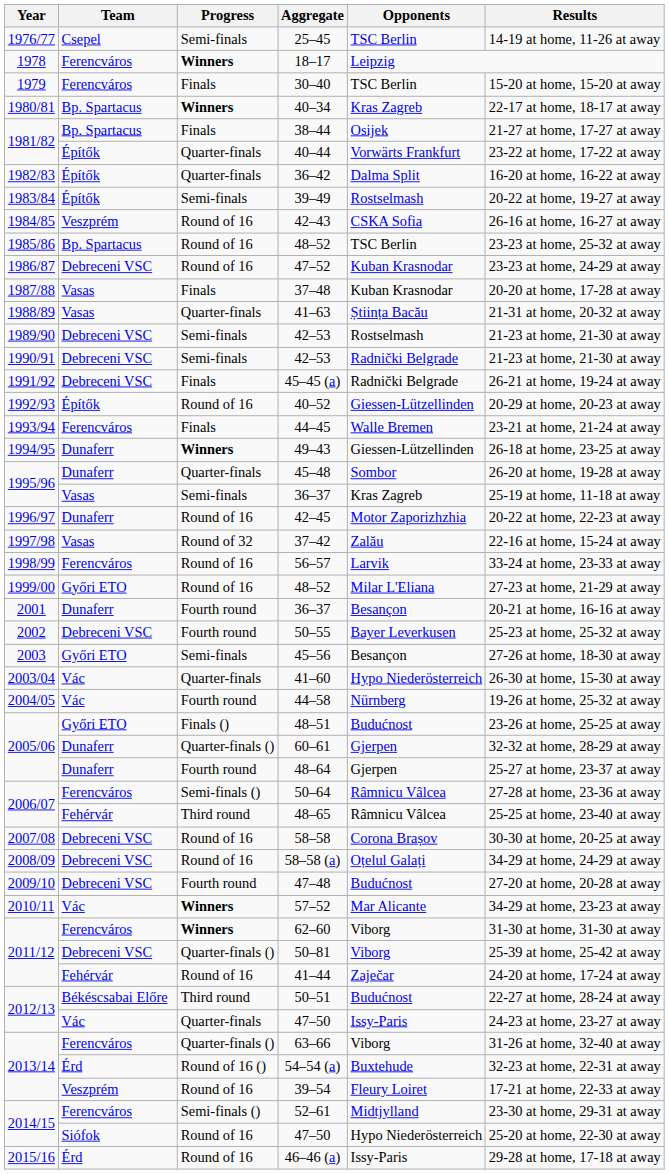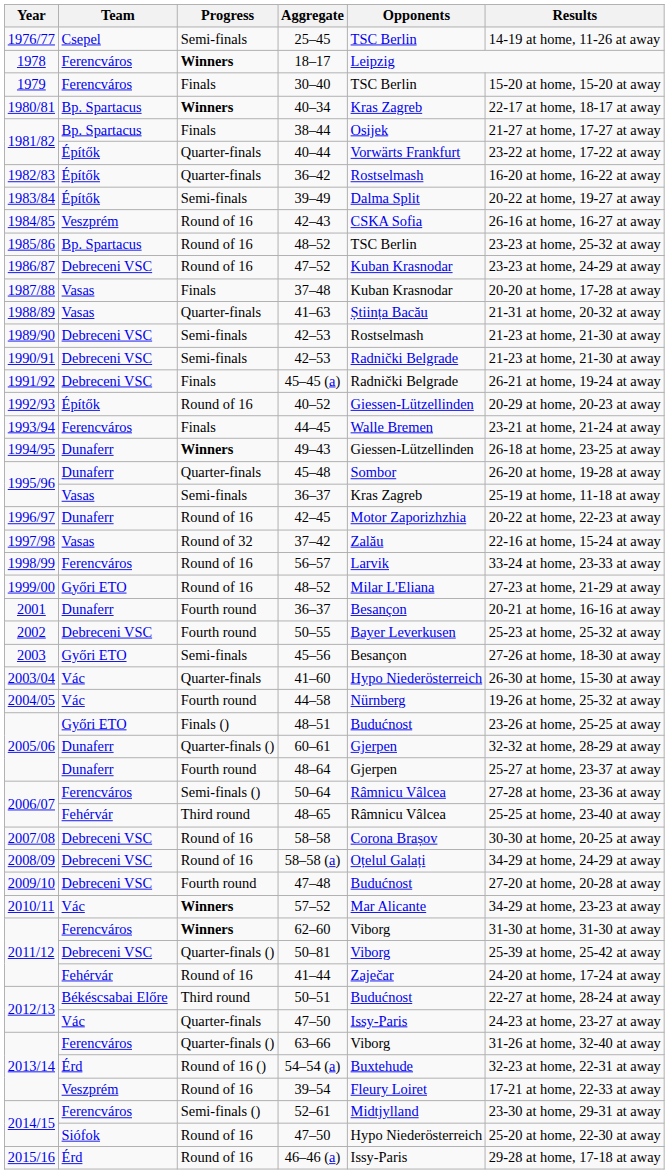(385, 175) Dalma Split -> (387, 175) Rostselmash
(387, 198) Rostselmash -> (385, 198) Dalma Split
